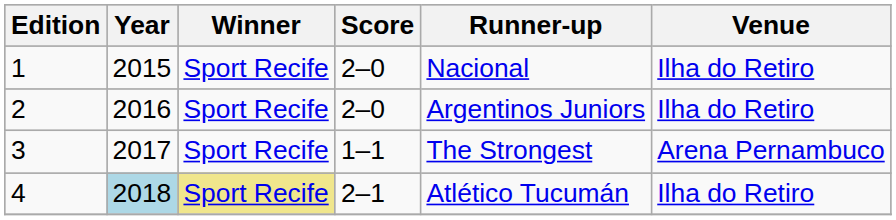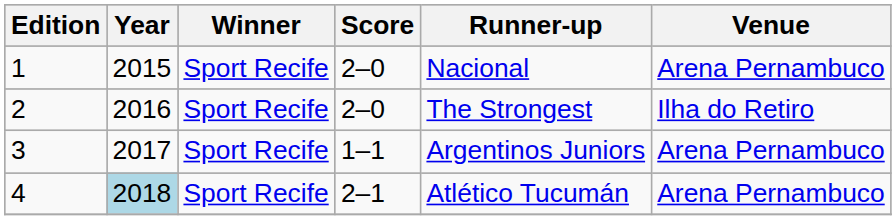(736, 67) Ilha do Retiro -> (771, 67) Arena Pernambuco
(536, 109) Argentinos Juniors -> (509, 109) The Strongest
(509, 151) The Strongest -> (536, 151) Argentinos Juniors
(256, 192) khaki background -> (256, 192) no background
(736, 192) Ilha do Retiro -> (771, 192) Arena Pernambuco
